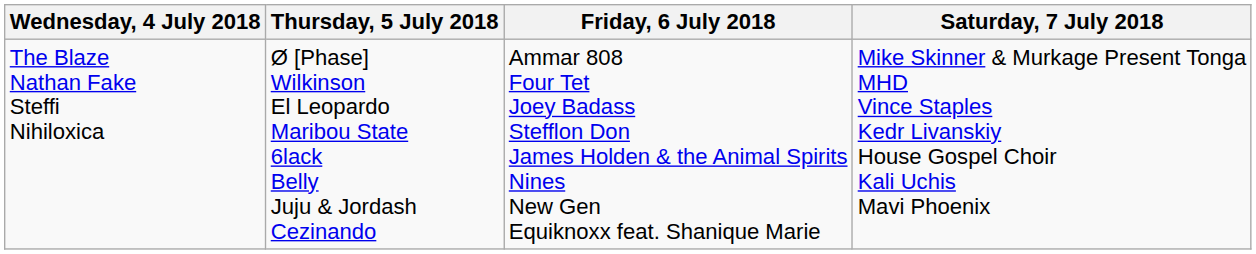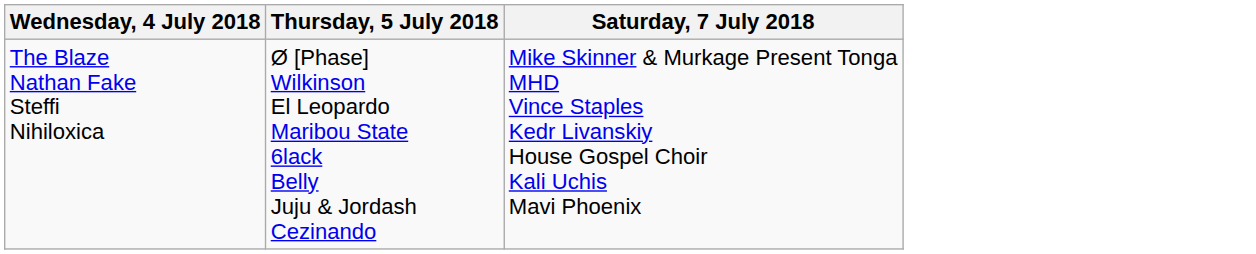- column: (678, 22)
